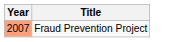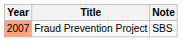+ column: (164, 12)
